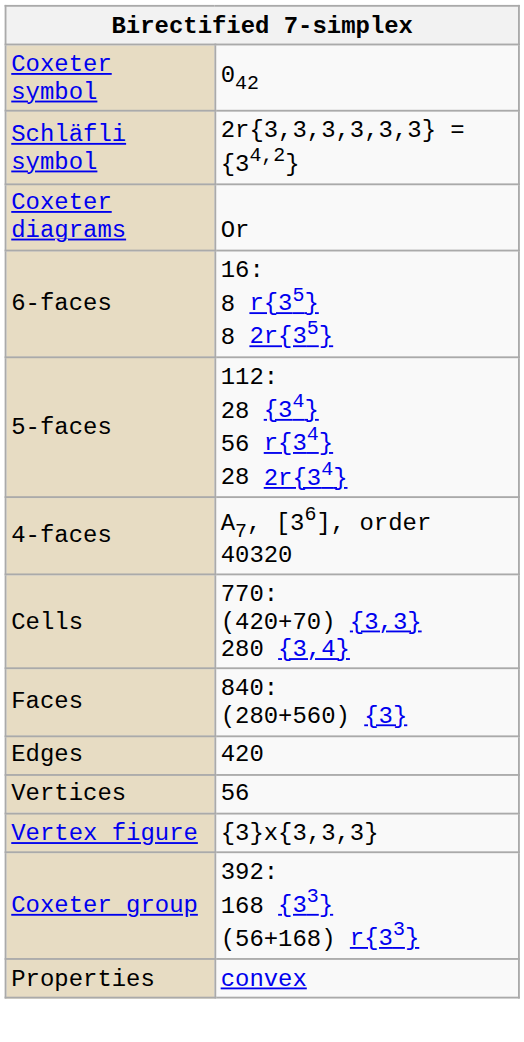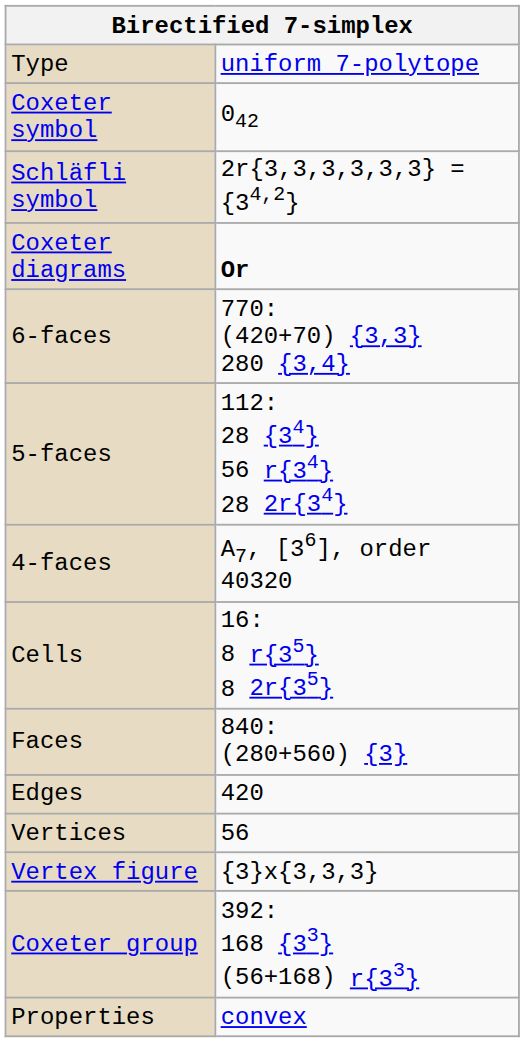+ row: (40, 64)
(235, 231) normal -> (235, 270) bold
(277, 304) 16: 8 r{35} 8 2r{35} -> (321, 337) 770: (420+70) {3,3} 280 {3,4}
(321, 622) 770: (420+70) {3,3} 280 {3,4} -> (277, 655) 16: 8 r{35} 8 2r{35}
